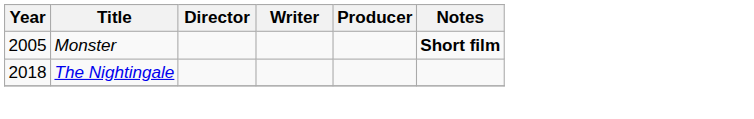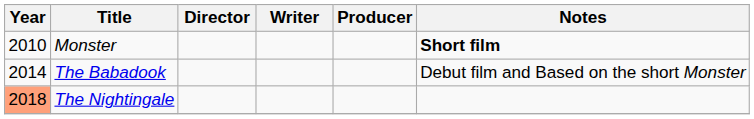(28, 45) 2005 -> (28, 45) 2010
+ row: (110, 72)
(28, 72) no background -> (28, 99) lightsalmon background
